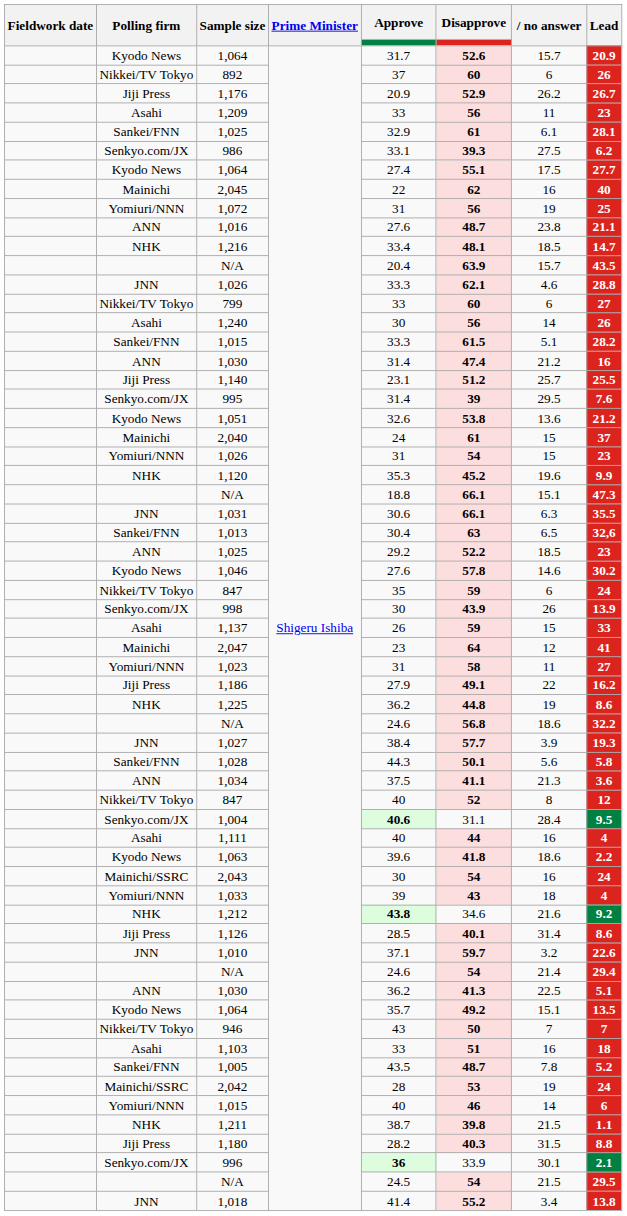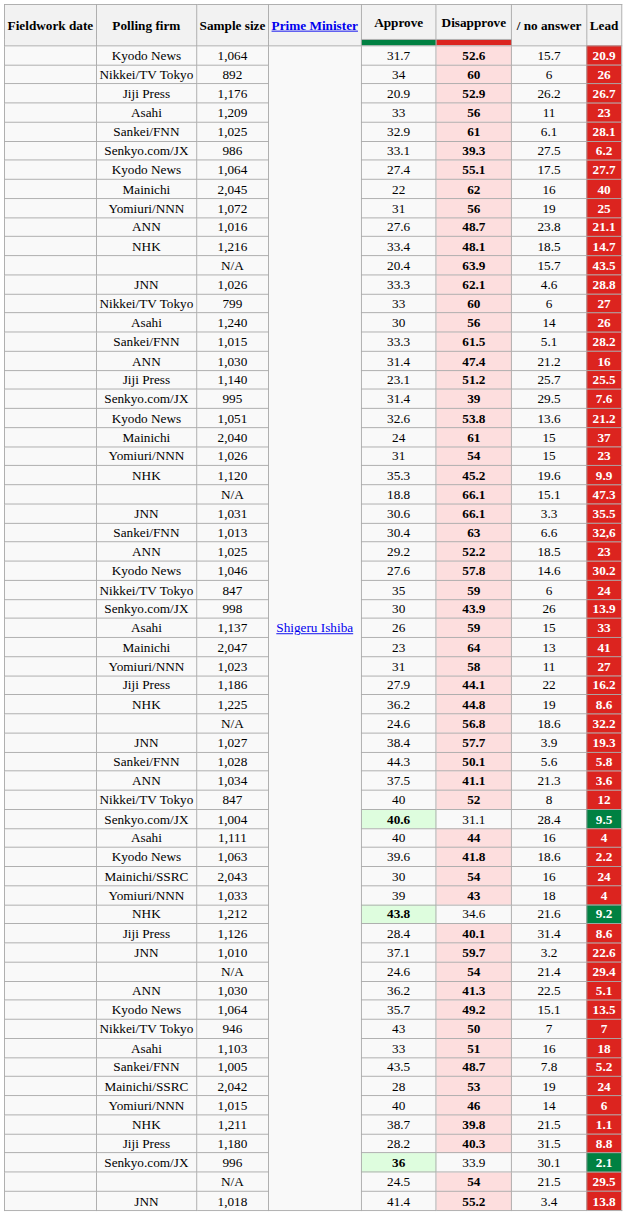(399, 75) 37 -> (399, 75) 34
(549, 514) 6.3 -> (549, 514) 3.3
(549, 533) 6.5 -> (549, 533) 6.6
(549, 647) 12 -> (549, 647) 13
(474, 686) 49.1 -> (474, 686) 44.1
(399, 934) 28.5 -> (399, 934) 28.4
